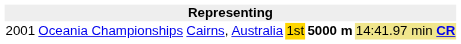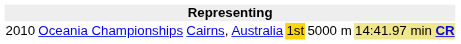(20, 31) 2001 -> (20, 31) 2010
(330, 31) bold -> (330, 31) normal
